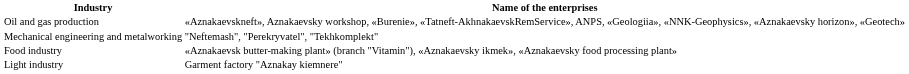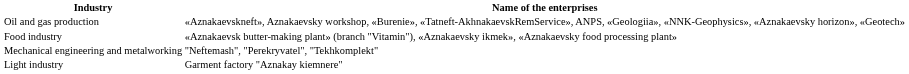rows swapped: (93, 36) <-> (33, 50)
